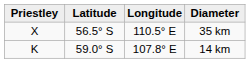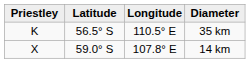(34, 31) X -> (34, 31) K
(34, 49) K -> (34, 49) X
